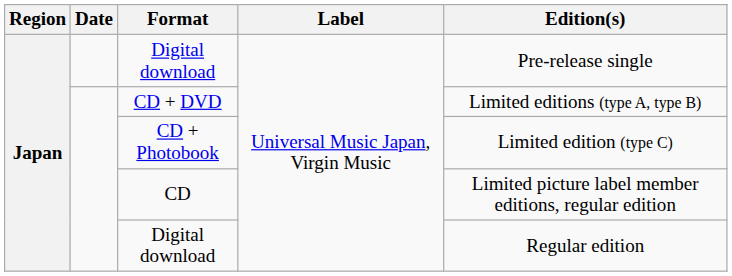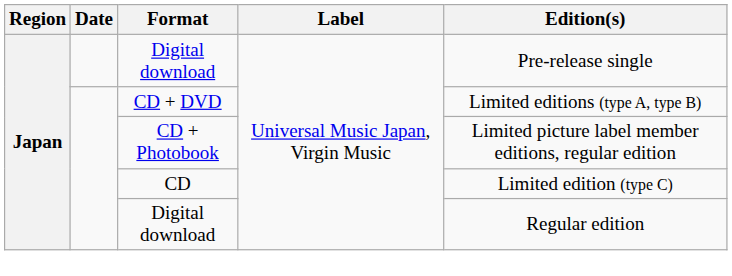(585, 142) Limited edition (type C) -> (585, 142) Limited picture label member editions, regular edition
(585, 193) Limited picture label member editions, regular edition -> (585, 183) Limited edition (type C)
